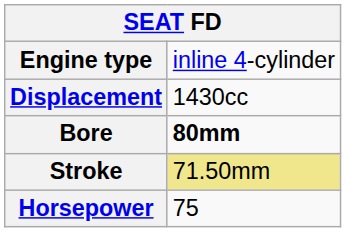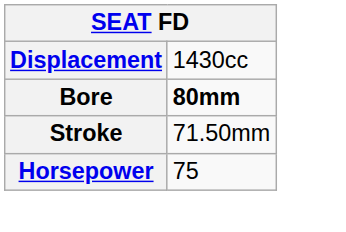- row: (86, 60)
(221, 171) khaki background -> (221, 134) no background
